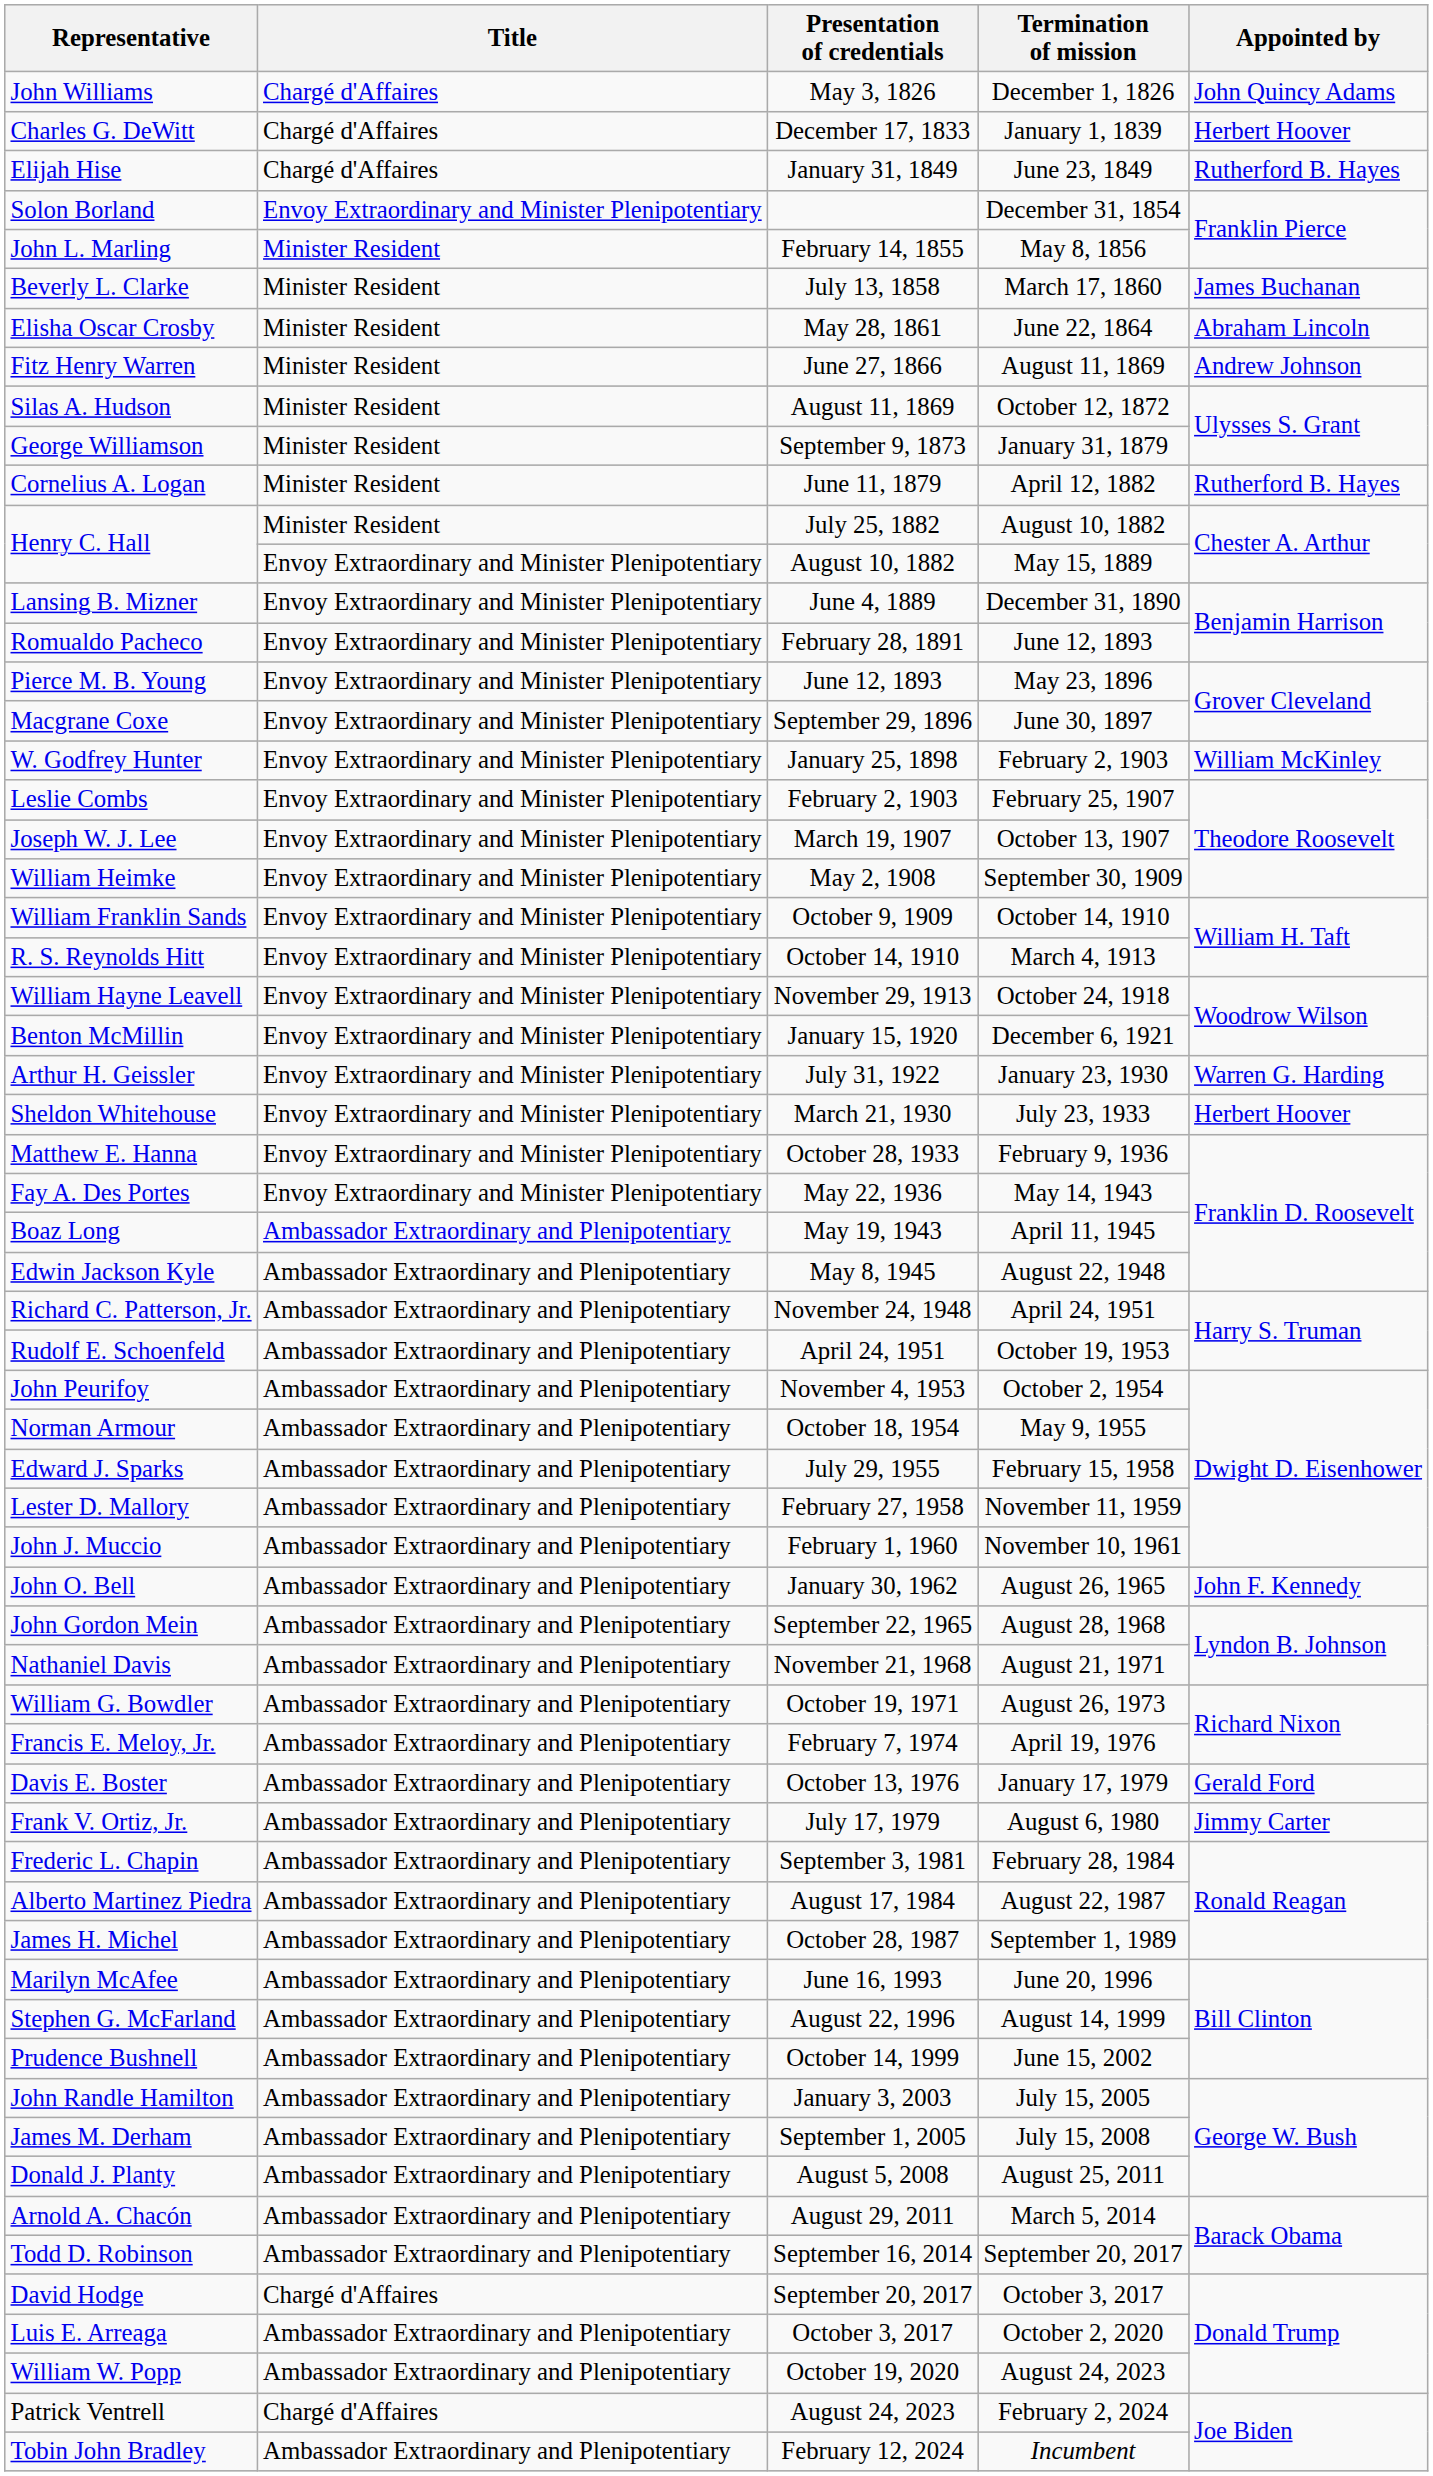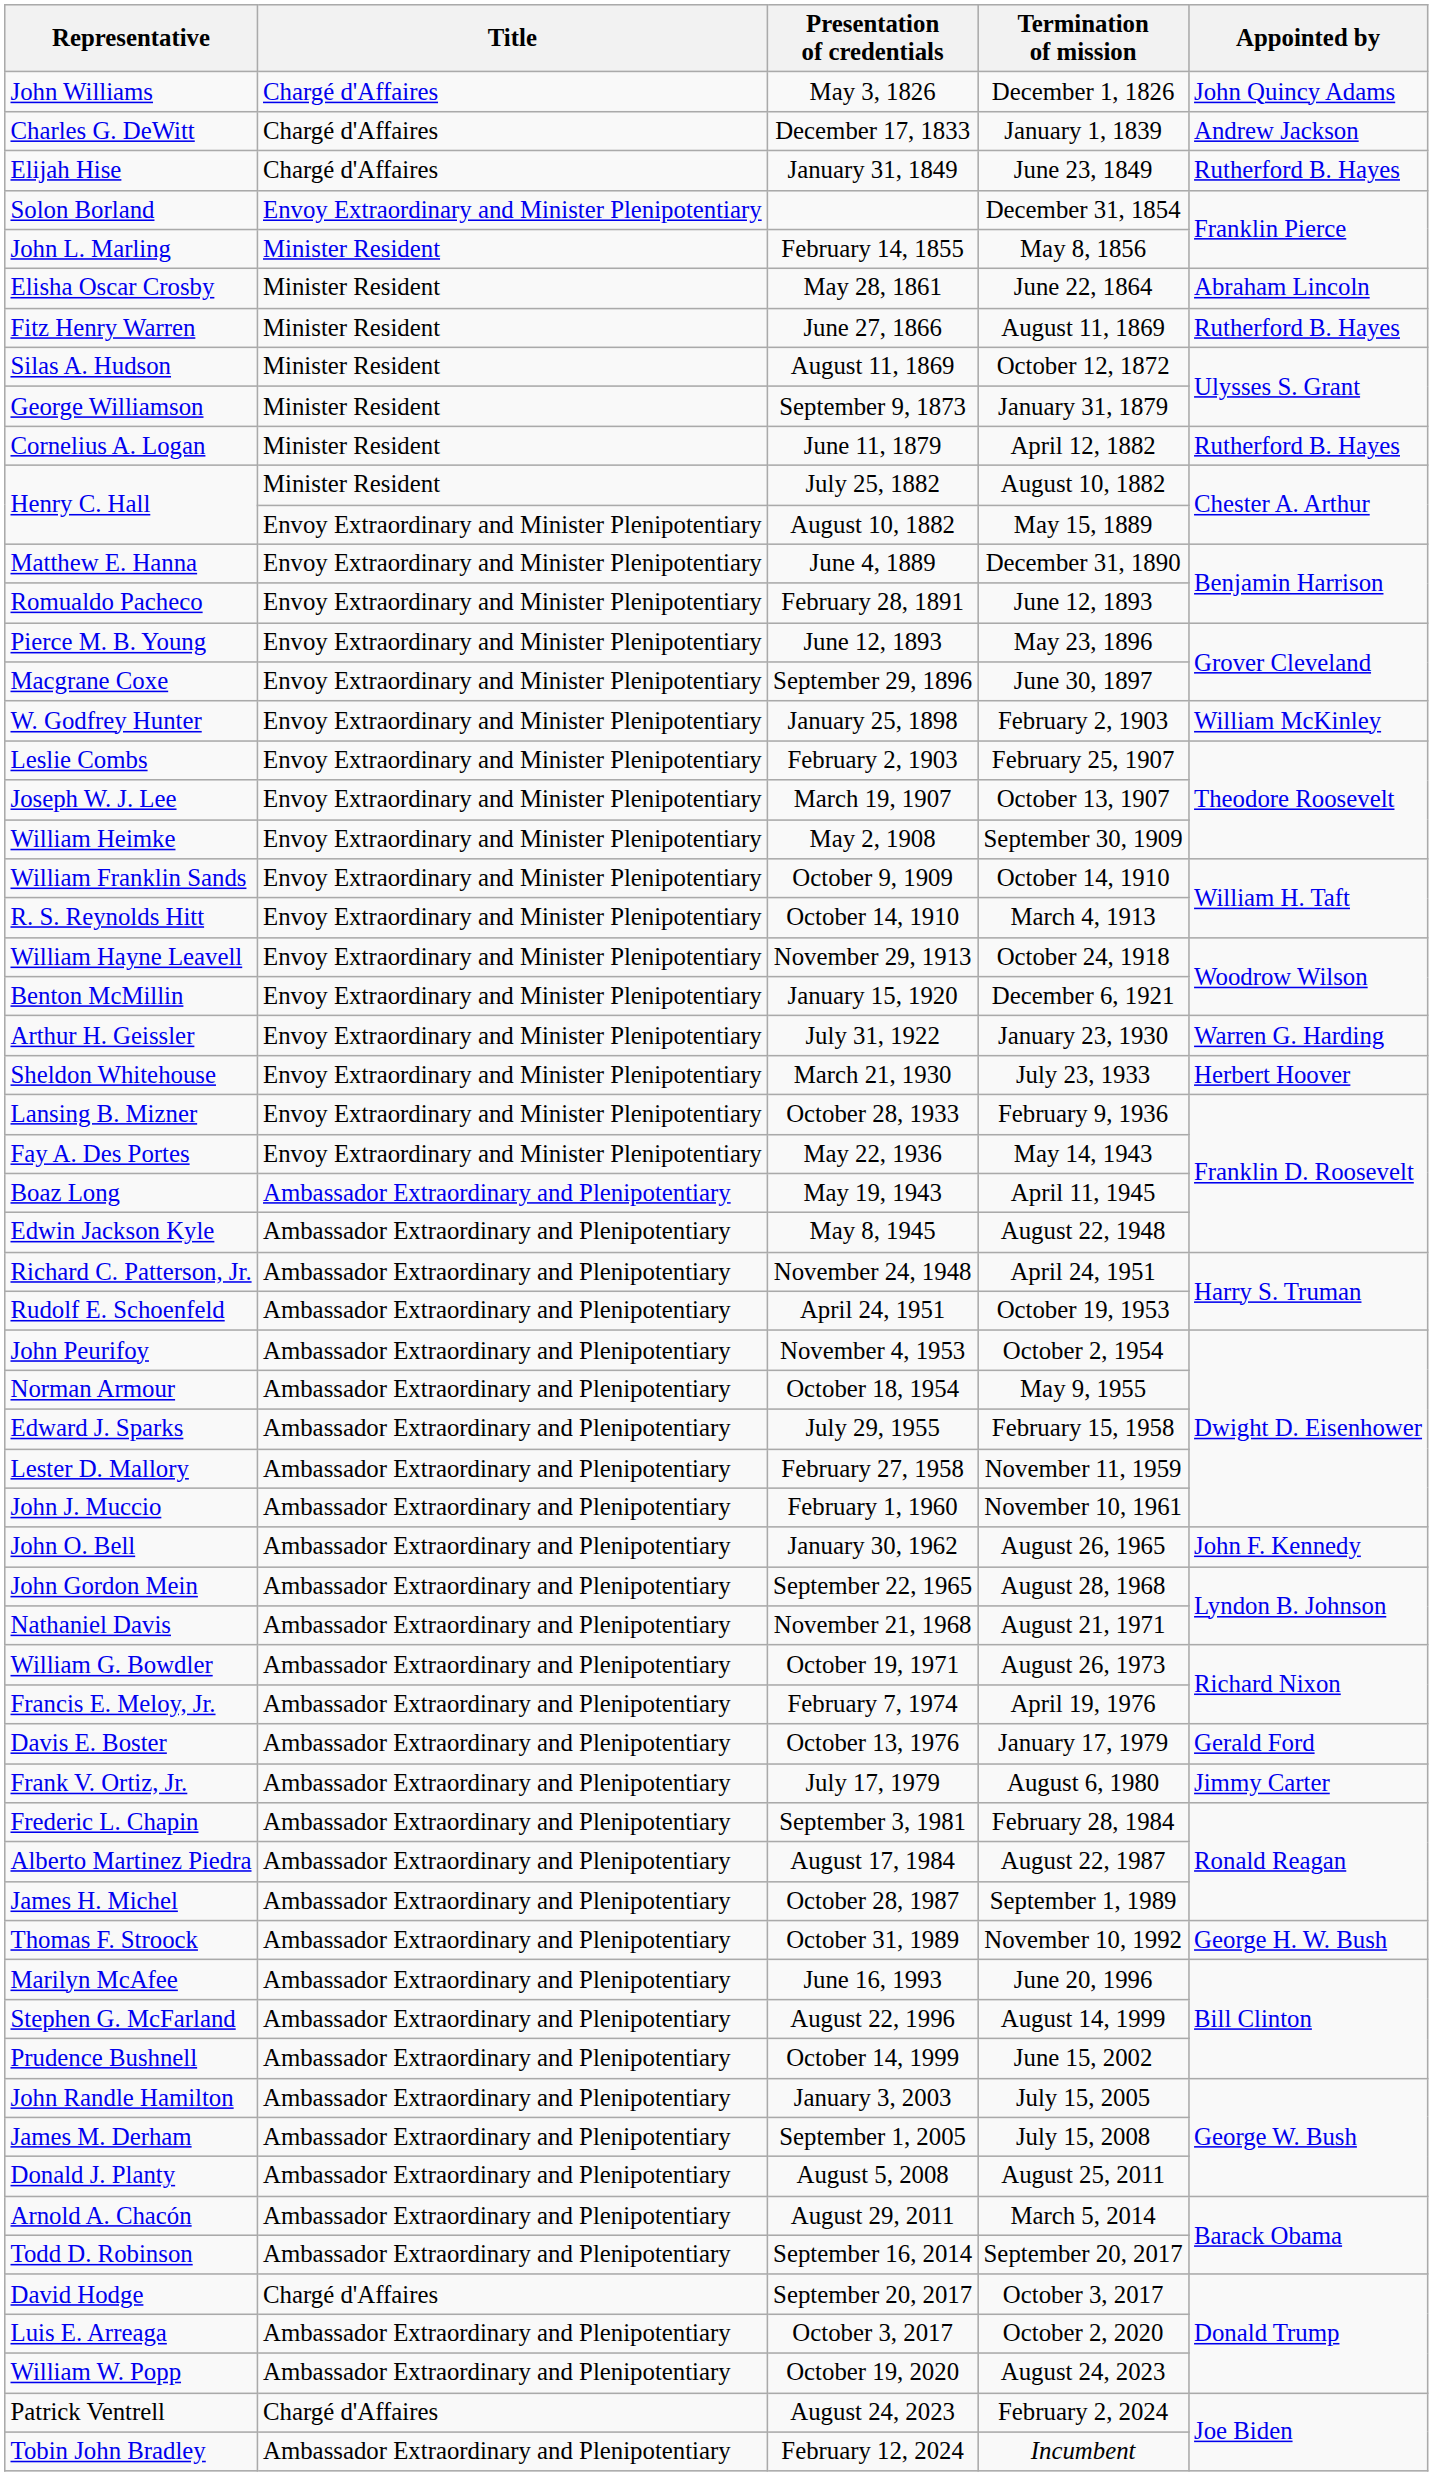(1272, 130) Herbert Hoover -> (1276, 130) Andrew Jackson
- row: (873, 288)
(1278, 366) Andrew Johnson -> (1297, 327) Rutherford B. Hayes
(104, 602) Lansing B. Mizner -> (104, 563) Matthew E. Hanna
(104, 1153) Matthew E. Hanna -> (104, 1114) Lansing B. Mizner
+ row: (873, 1939)
